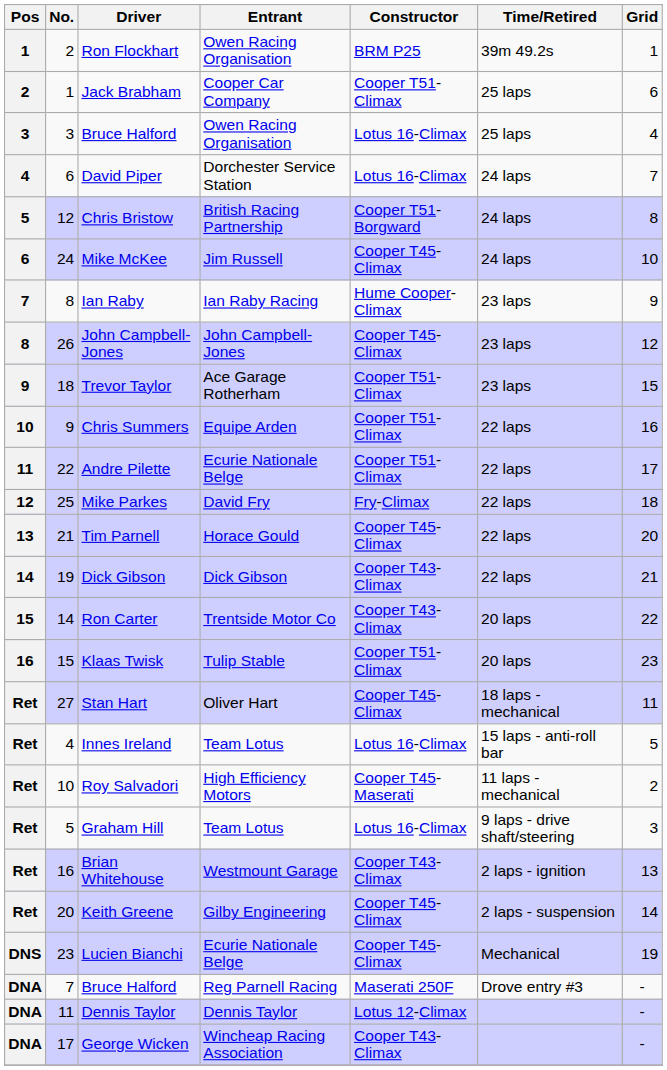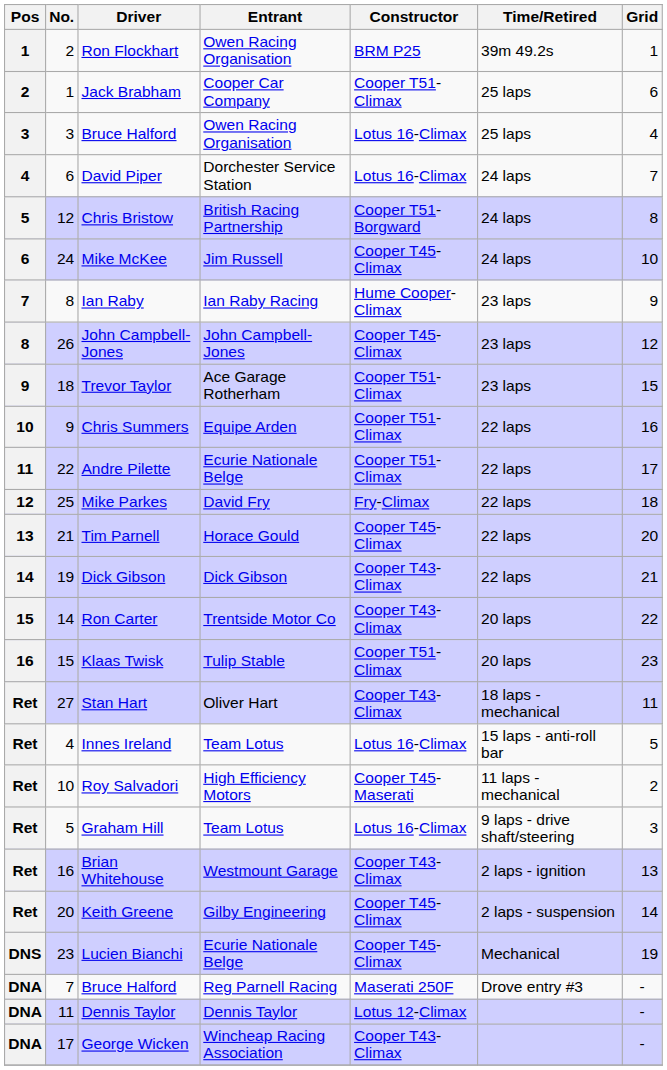(398, 703) Cooper T45-Climax -> (398, 703) Cooper T43-Climax
